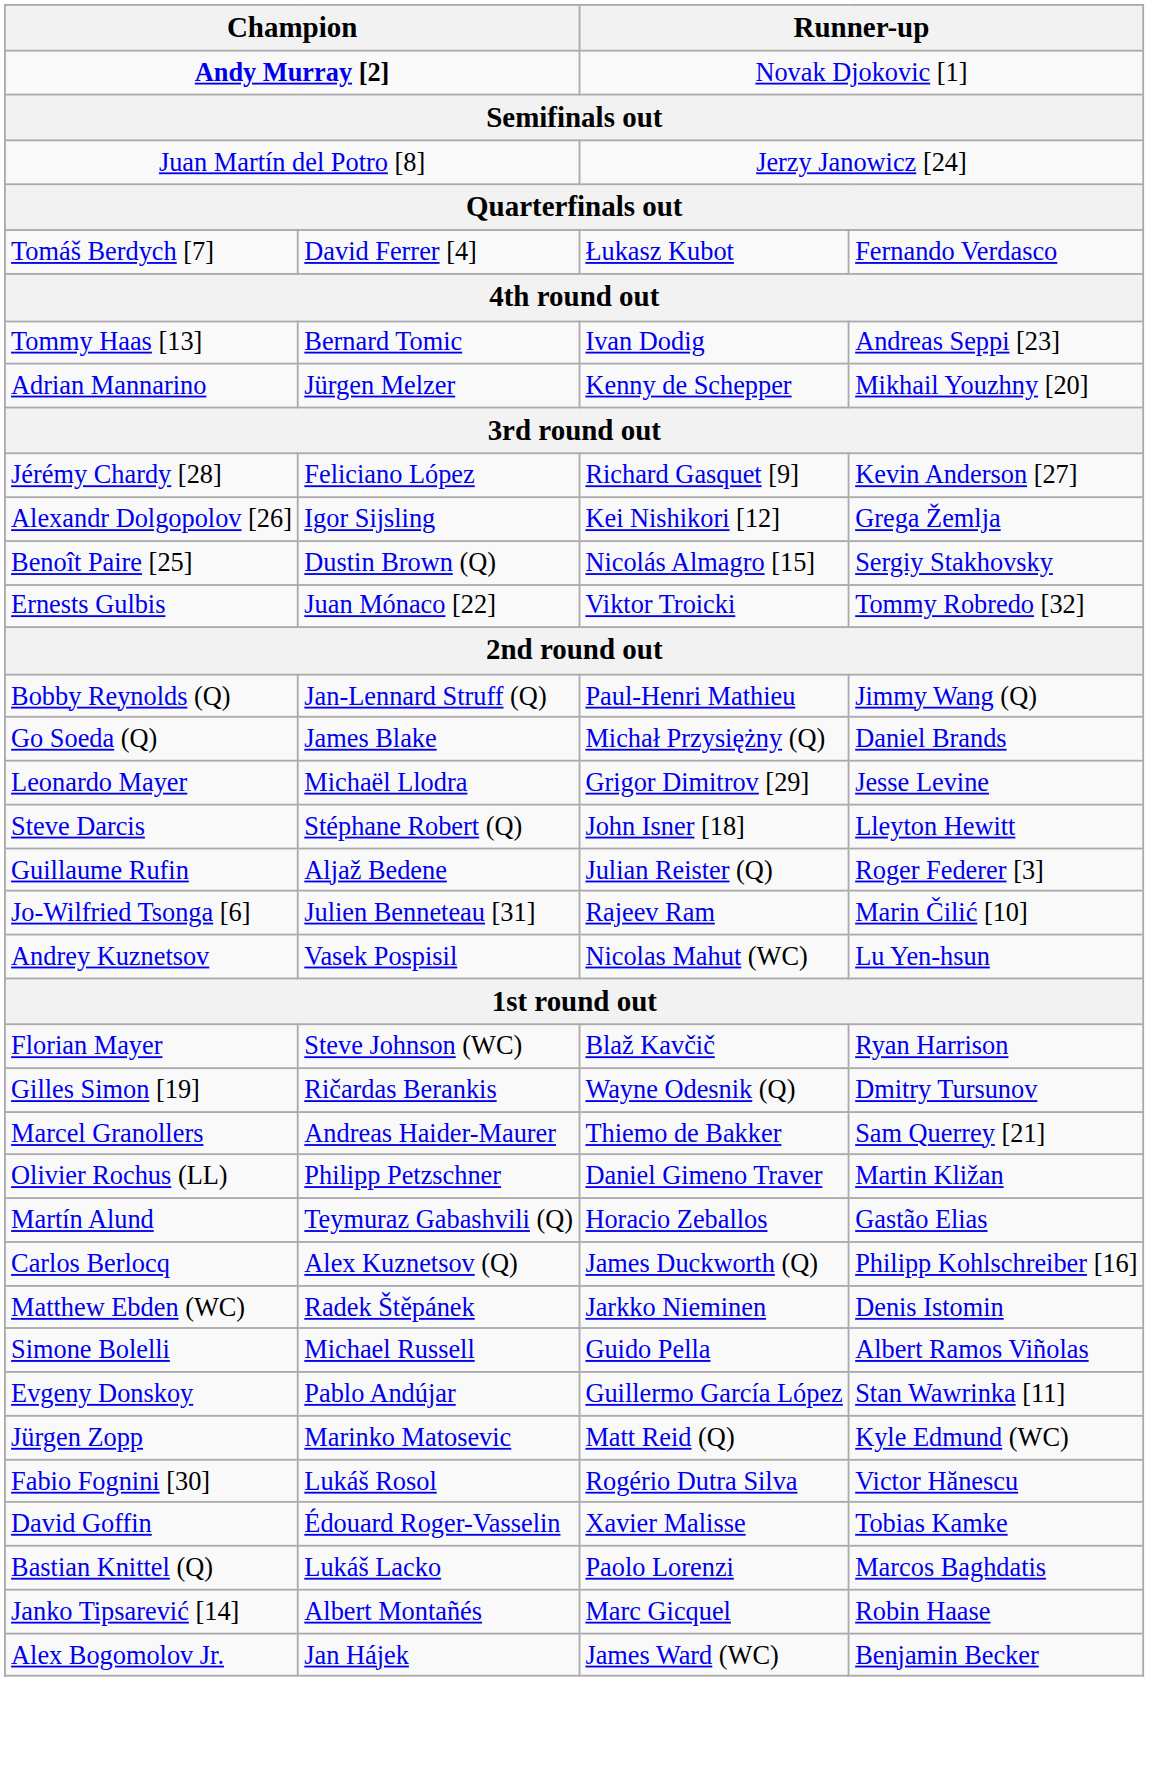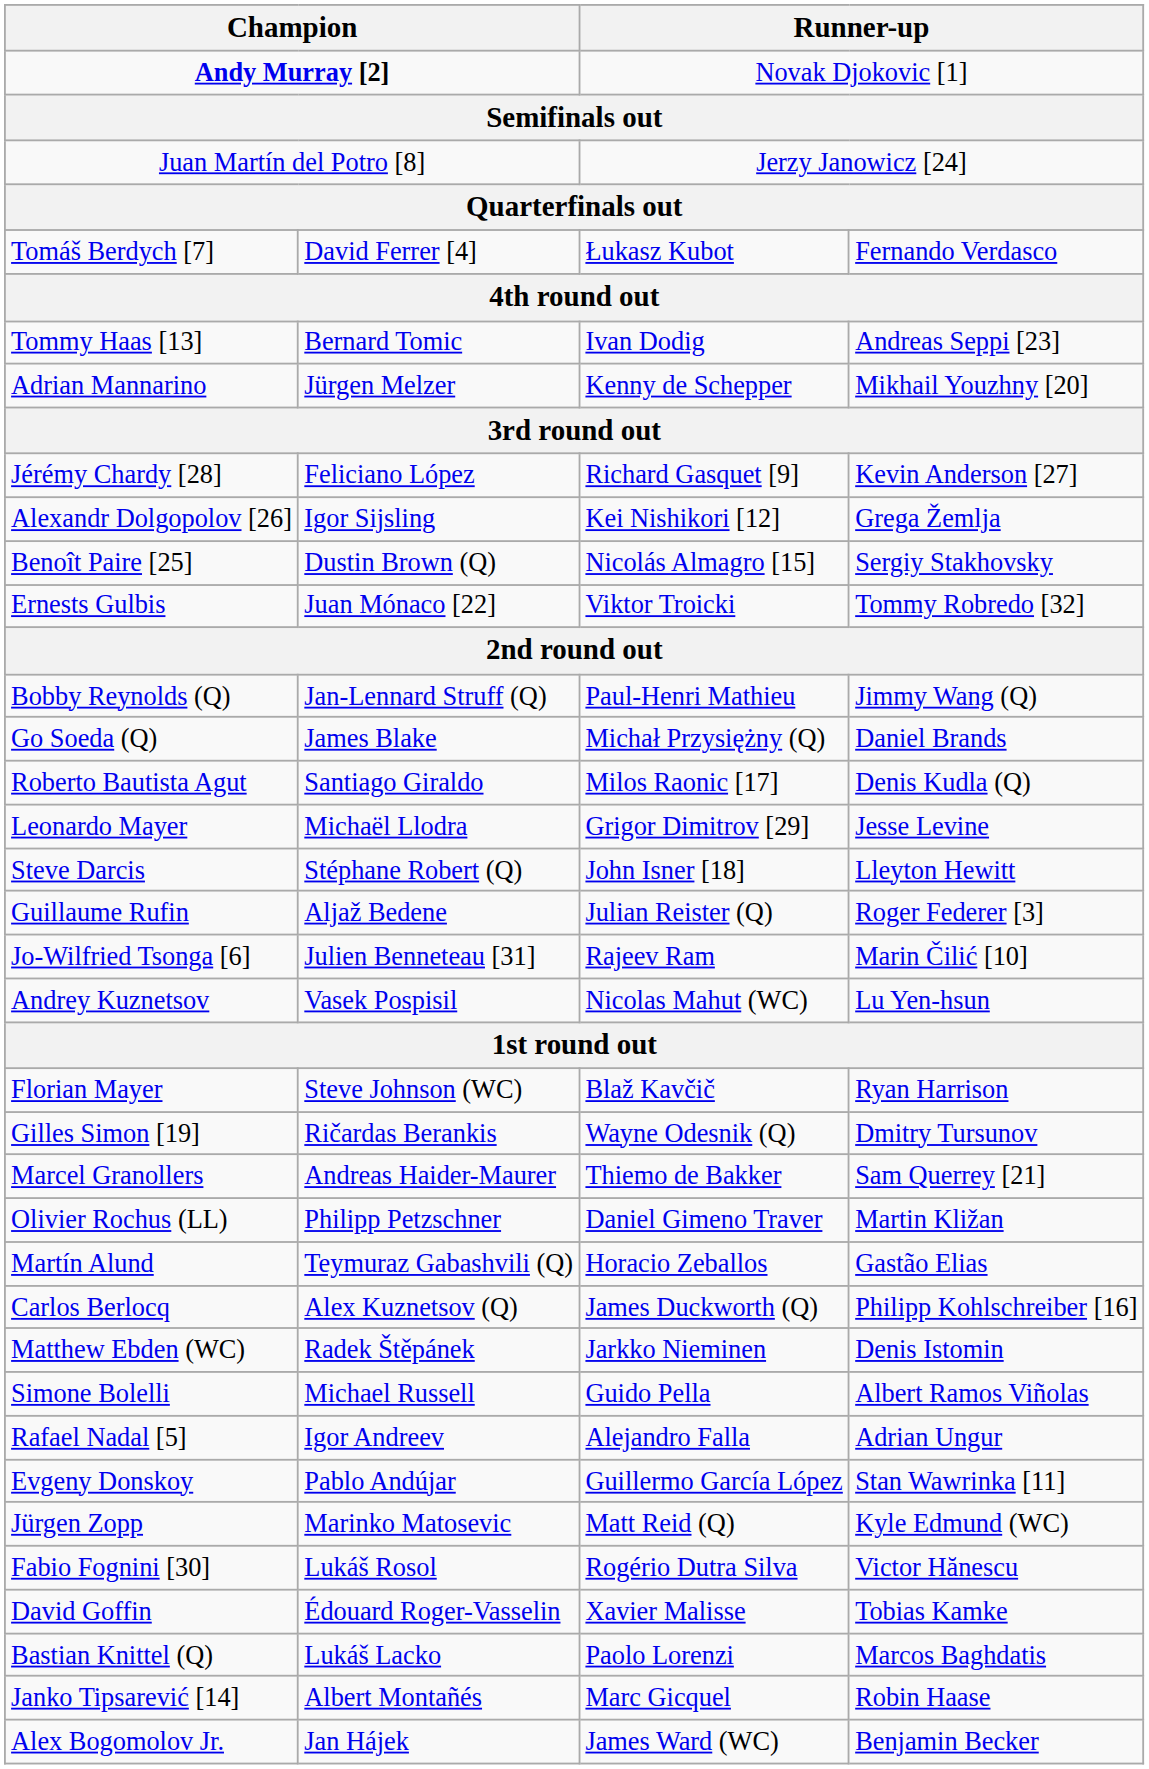+ row: (129, 782)
+ row: (99, 1437)
